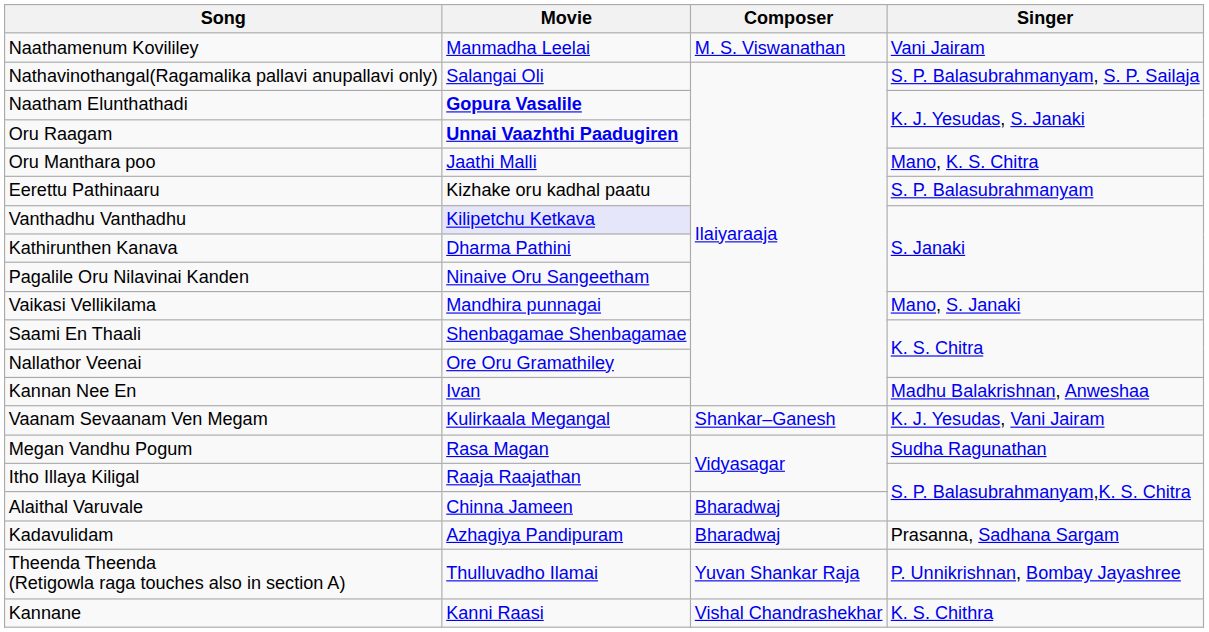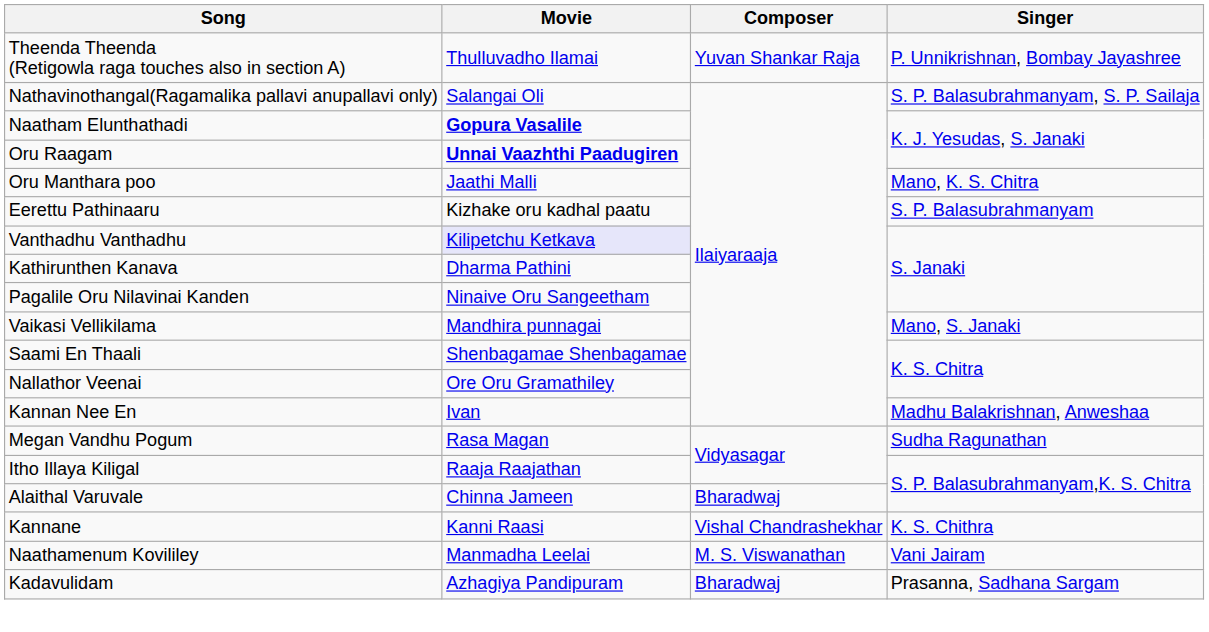rows swapped: (104, 47) <-> (177, 573)
- row: (138, 420)
rows swapped: (61, 534) <-> (45, 612)
